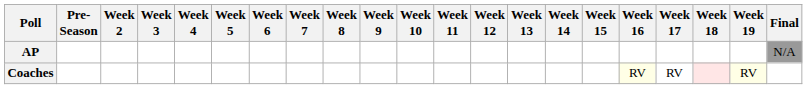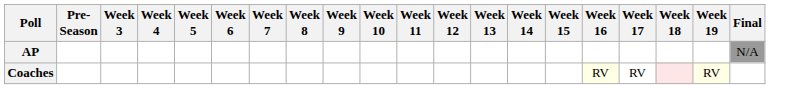- column: (119, 23)
